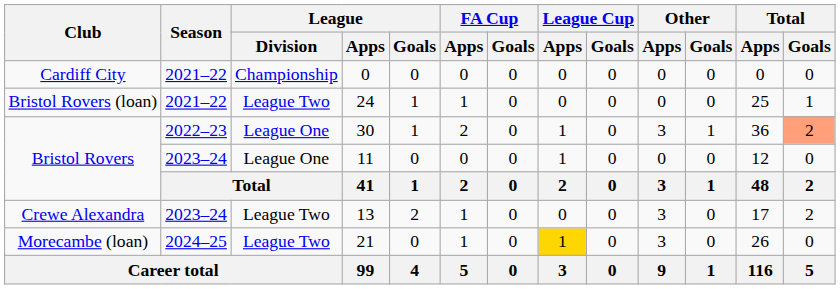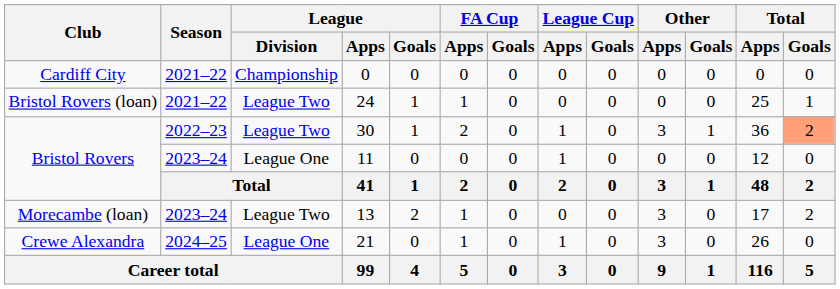(286, 130) League One -> (286, 130) League Two
(83, 213) Crewe Alexandra -> (83, 213) Morecambe (loan)
(83, 241) Morecambe (loan) -> (83, 241) Crewe Alexandra
(286, 241) League Two -> (286, 241) League One
(562, 241) gold background -> (562, 241) no background
